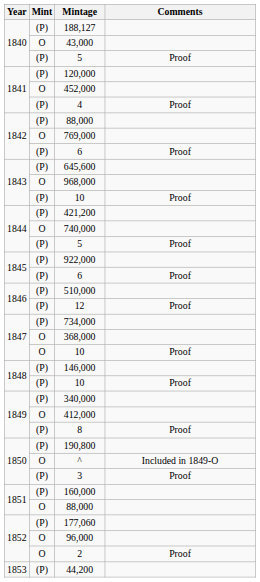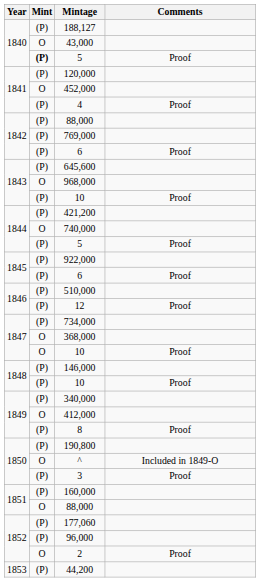(42, 58) normal -> (42, 58) bold
(42, 136) O -> (42, 136) (P)
(42, 538) O -> (42, 538) (P)
